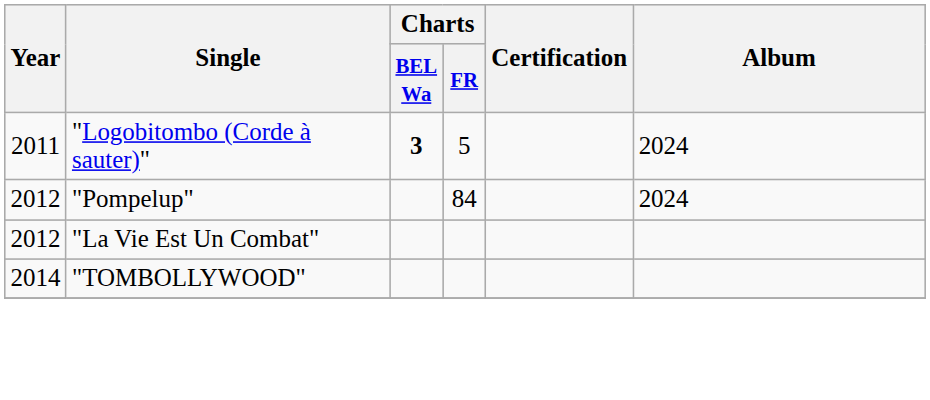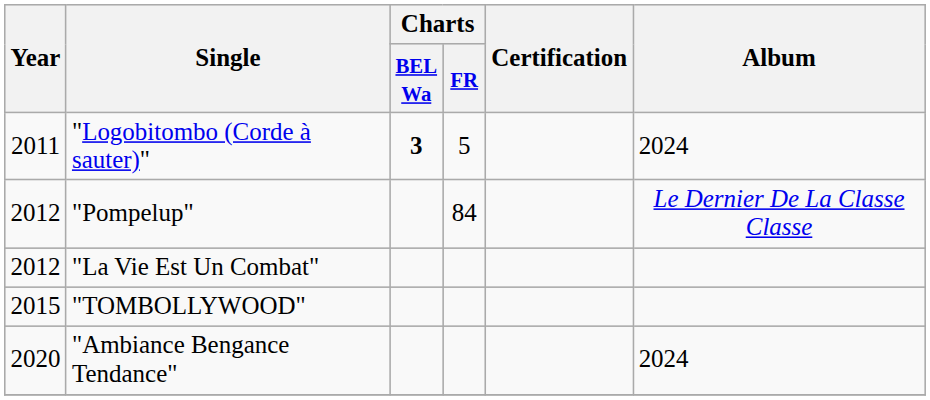(664, 199) 2024 -> (779, 213) Le Dernier De La Classe Classe
(35, 278) 2014 -> (35, 306) 2015
+ row: (181, 360)
